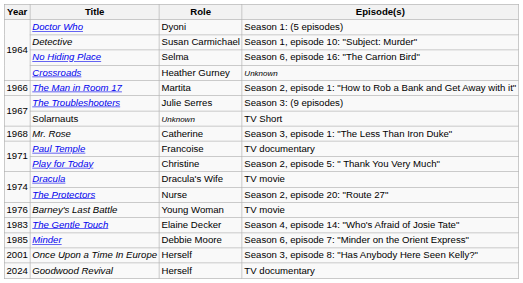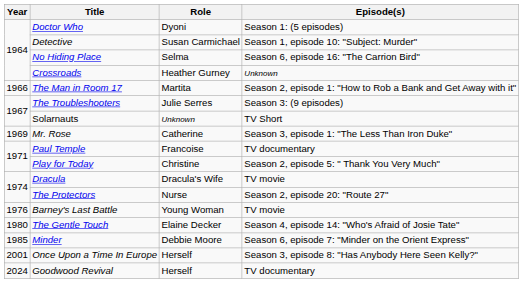(17, 133) 1968 -> (17, 133) 1969
(17, 225) 1983 -> (17, 225) 1980
